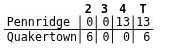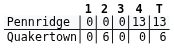+ column: (88, 9)
